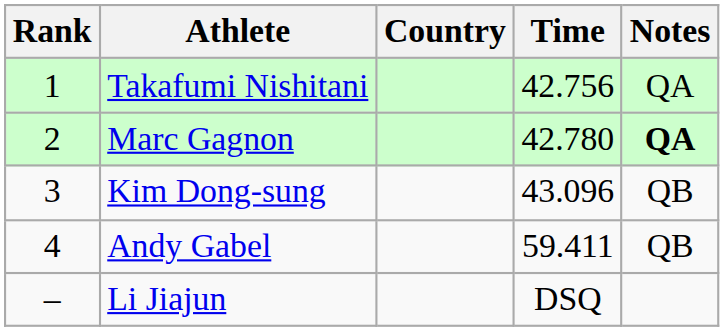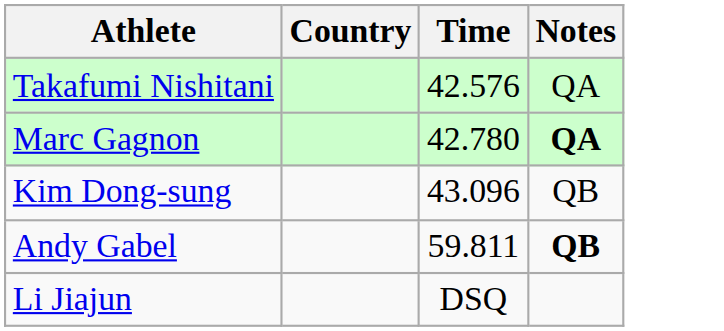- column: (52, 31)
(568, 84) 42.756 -> (473, 84) 42.576
(568, 245) 59.411 -> (473, 245) 59.811
(670, 245) normal -> (576, 245) bold
